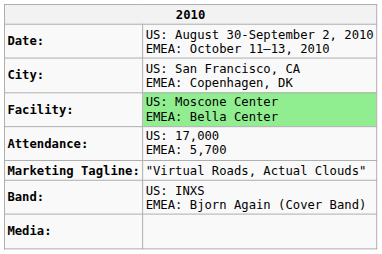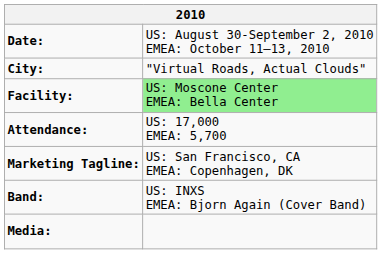(223, 75) US: San Francisco, CA EMEA: Copenhagen, DK -> (256, 68) "Virtual Roads, Actual Clouds"
(256, 170) "Virtual Roads, Actual Clouds" -> (223, 163) US: San Francisco, CA EMEA: Copenhagen, DK
